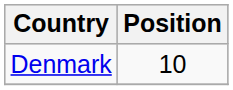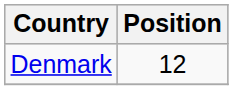(173, 63) 10 -> (173, 63) 12
